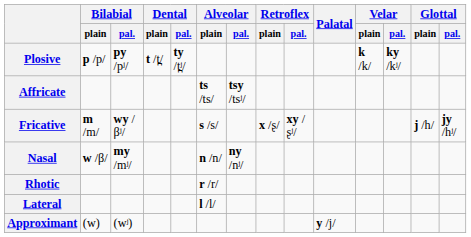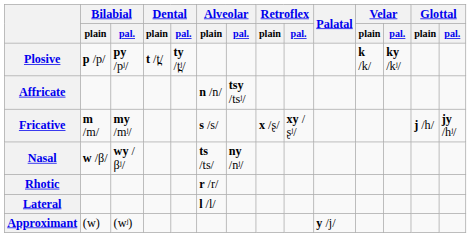(207, 92) ts /ts/ -> (210, 92) n /n/
(124, 125) wy /βʲ/ -> (123, 125) my /mʲ/
(123, 158) my /mʲ/ -> (124, 158) wy /βʲ/
(210, 158) n /n/ -> (207, 158) ts /ts/
